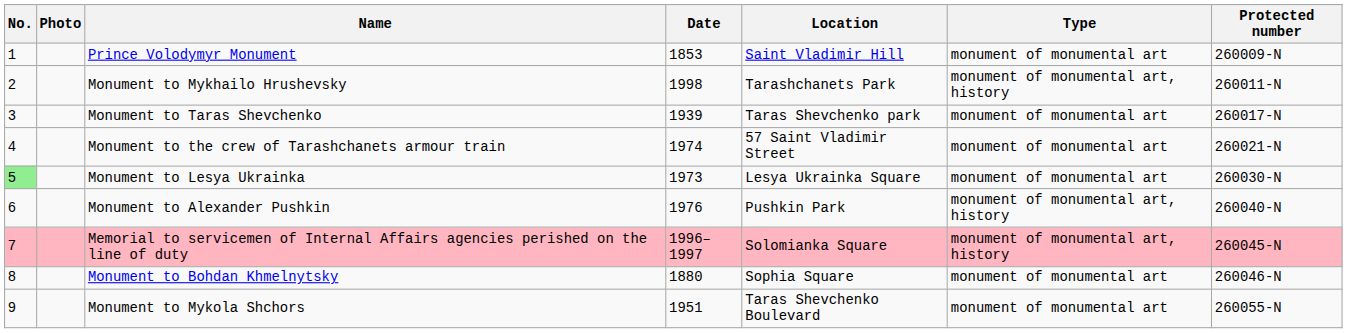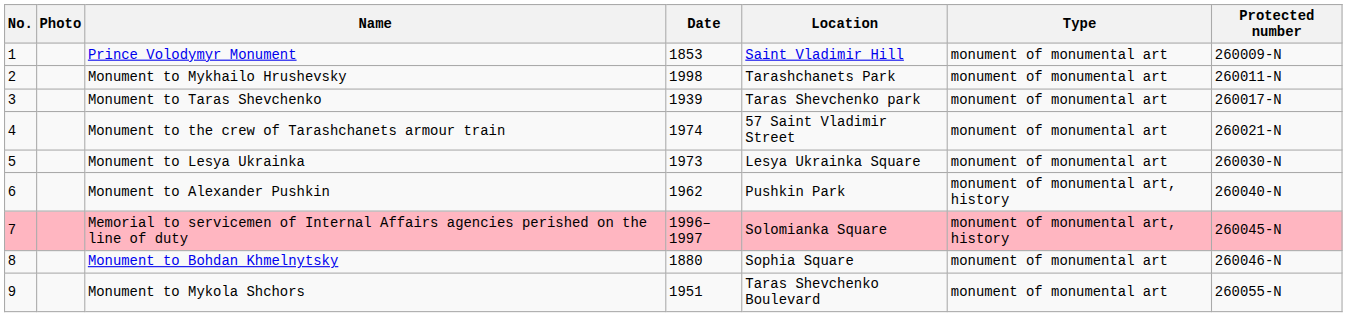(1064, 85) monument of monumental art, history -> (1059, 77) monument of monumental art
(12, 177) lightgreen background -> (12, 161) no background
(686, 208) 1976 -> (686, 192) 1962
